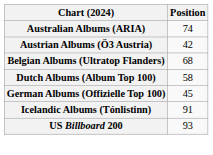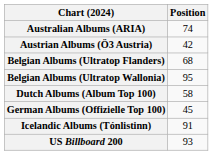+ row: (86, 77)
